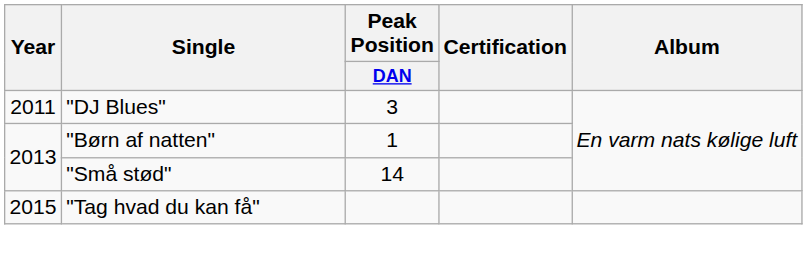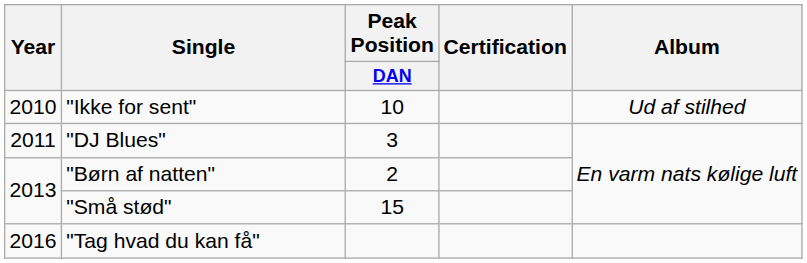+ row: (131, 106)
(392, 140) 1 -> (392, 173) 2
(392, 173) 14 -> (392, 207) 15
(33, 207) 2015 -> (33, 240) 2016
